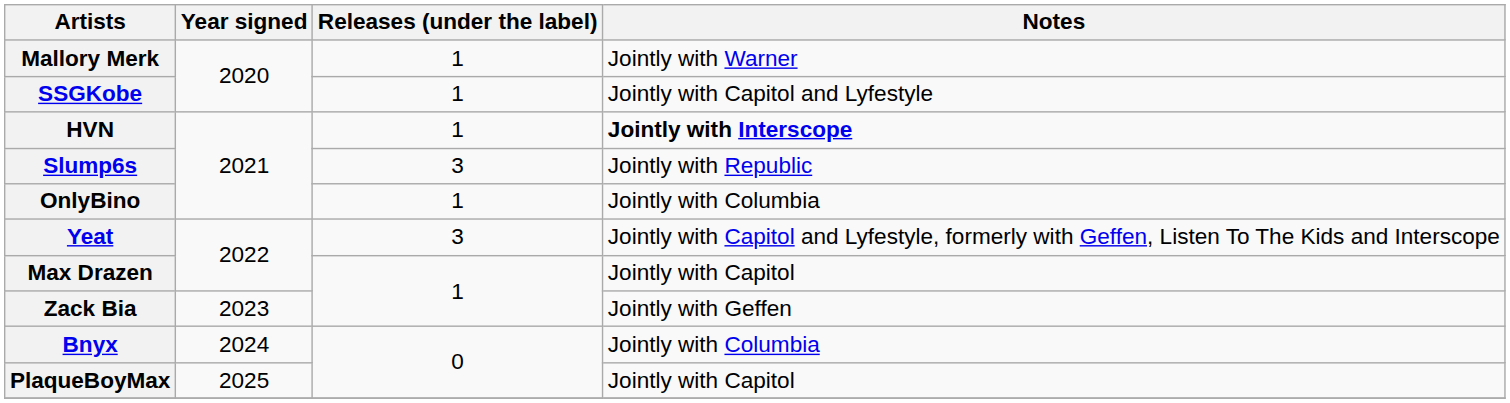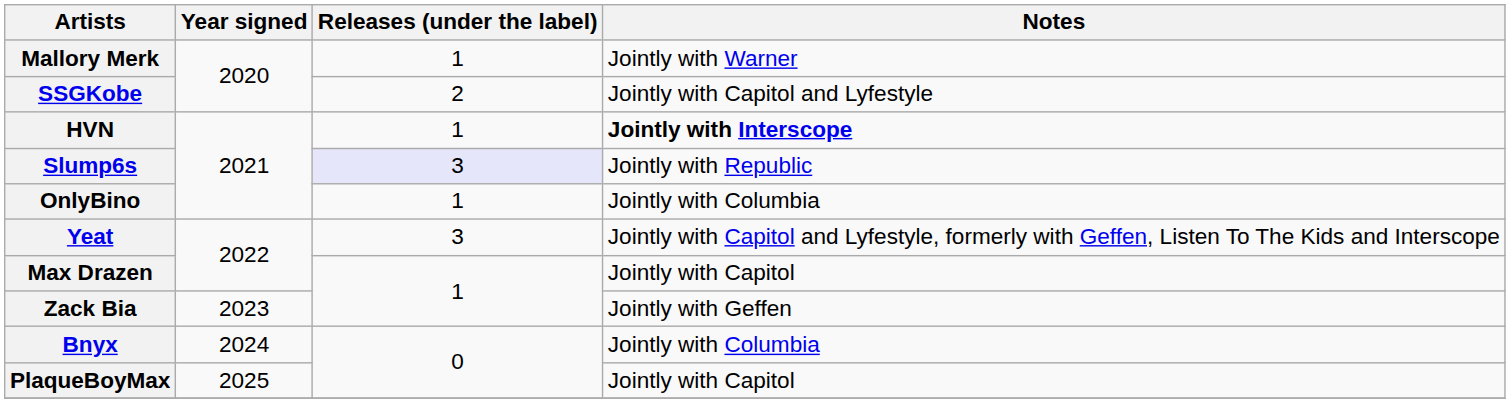(458, 93) 1 -> (458, 93) 2
(458, 165) no background -> (458, 165) lavender background
